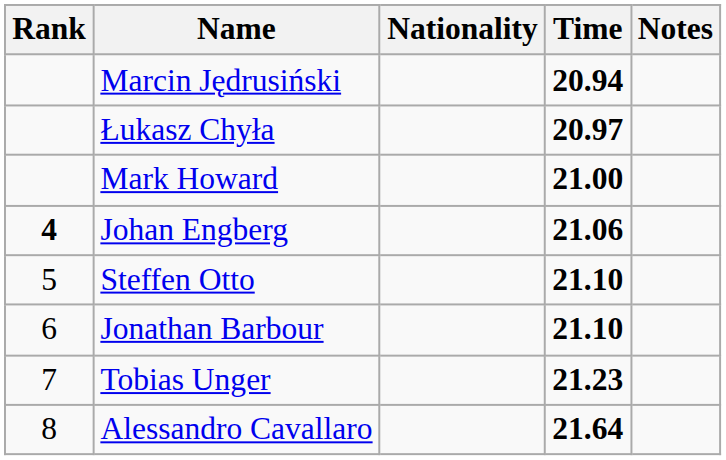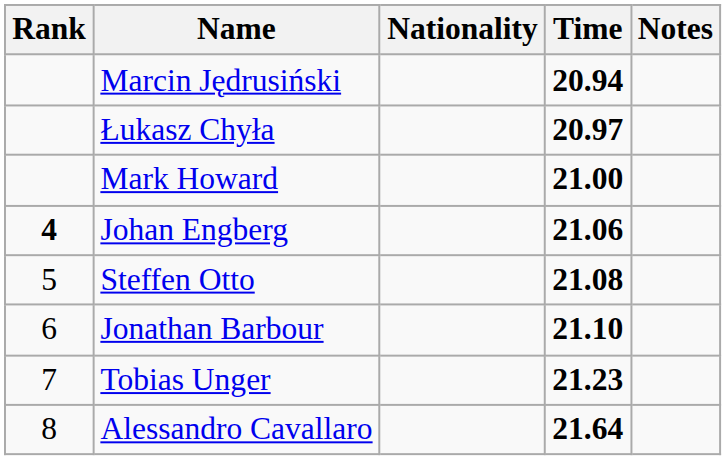(588, 279) 21.10 -> (588, 279) 21.08
